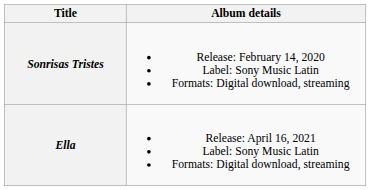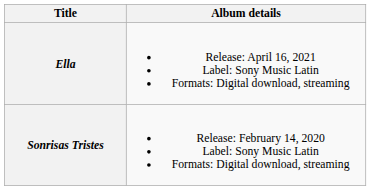rows swapped: (65, 63) <-> (65, 144)
